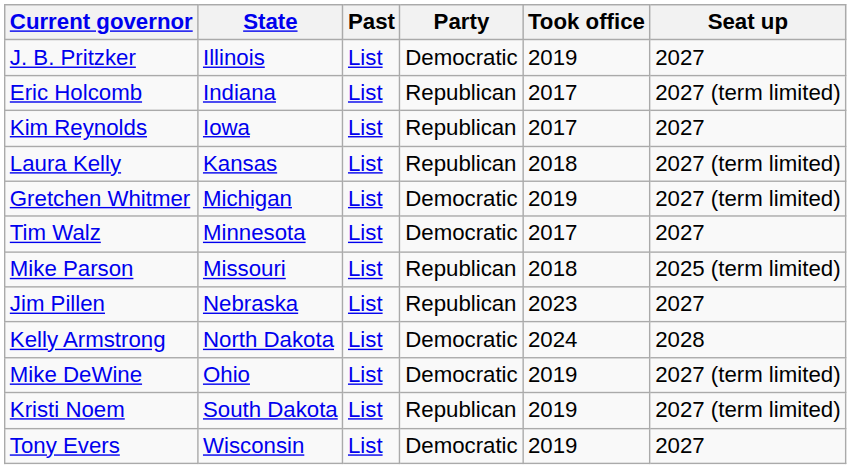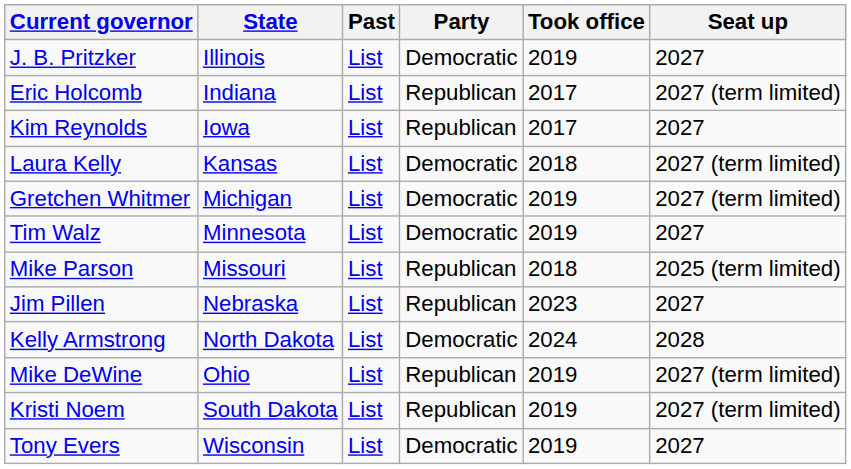(461, 163) Republican -> (461, 163) Democratic
(553, 233) 2017 -> (553, 233) 2019
(461, 374) Democratic -> (461, 374) Republican
